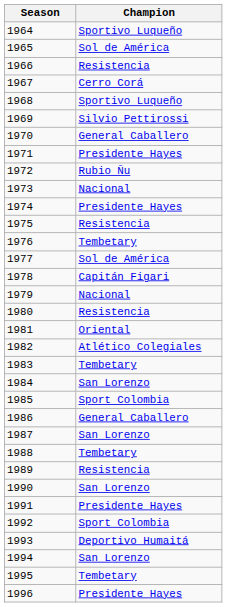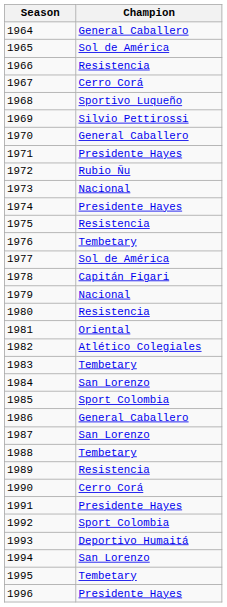(130, 31) Sportivo Luqueño -> (134, 31) General Caballero
(114, 488) San Lorenzo -> (111, 488) Cerro Corá
